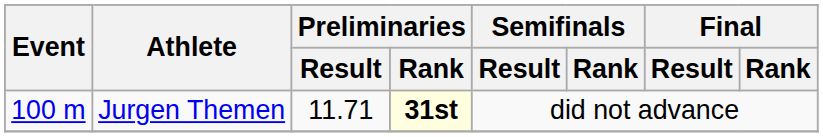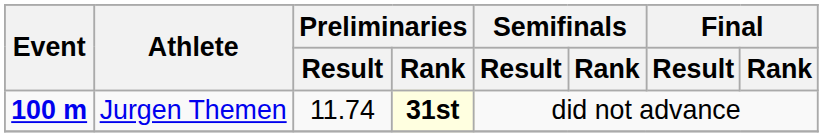(48, 111) normal -> (49, 111) bold
(341, 111) 11.71 -> (342, 111) 11.74
